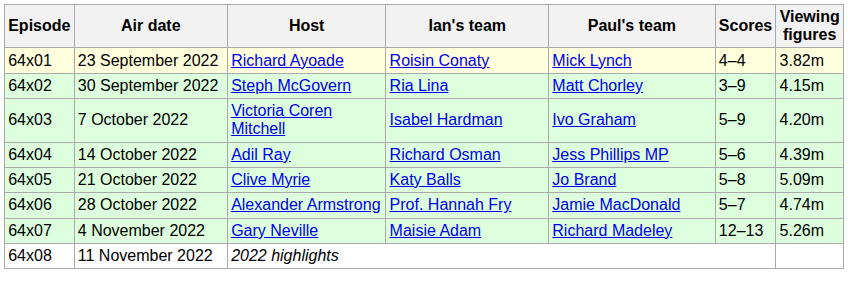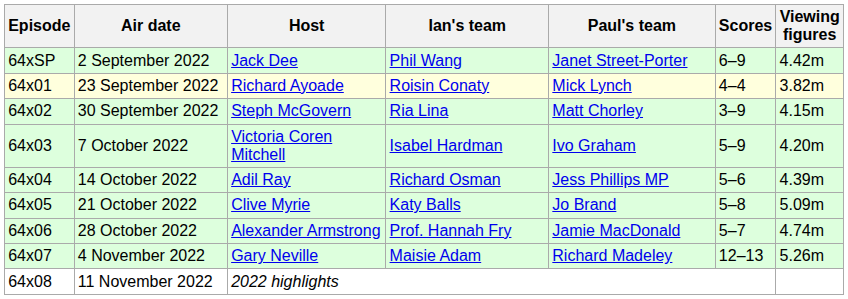+ row: (144, 60)
